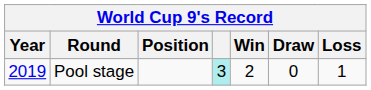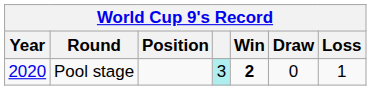(27, 71) 2019 -> (27, 71) 2020
(249, 71) normal -> (249, 71) bold
